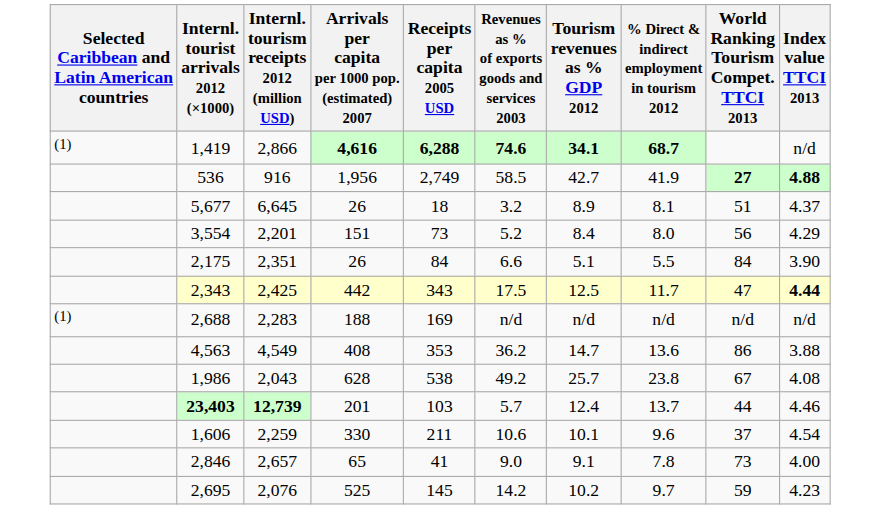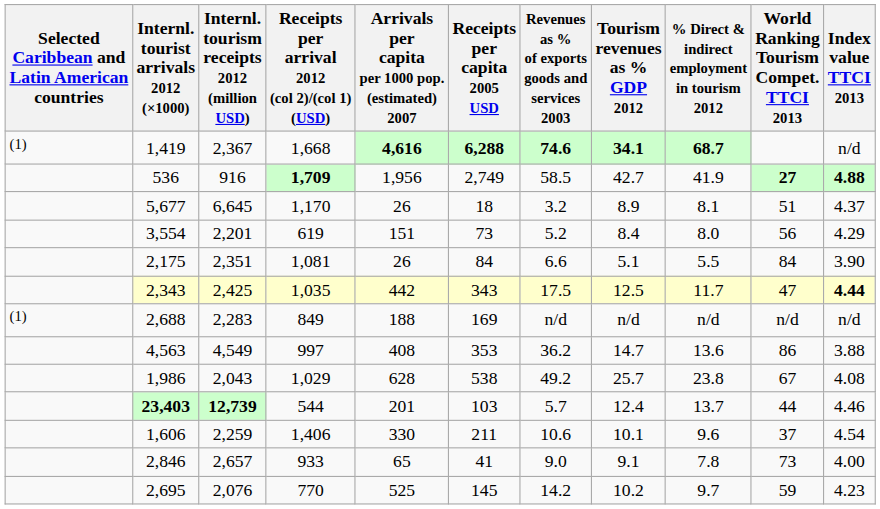+ column: (311, 67)
(277, 147) 2,866 -> (233, 147) 2,367
